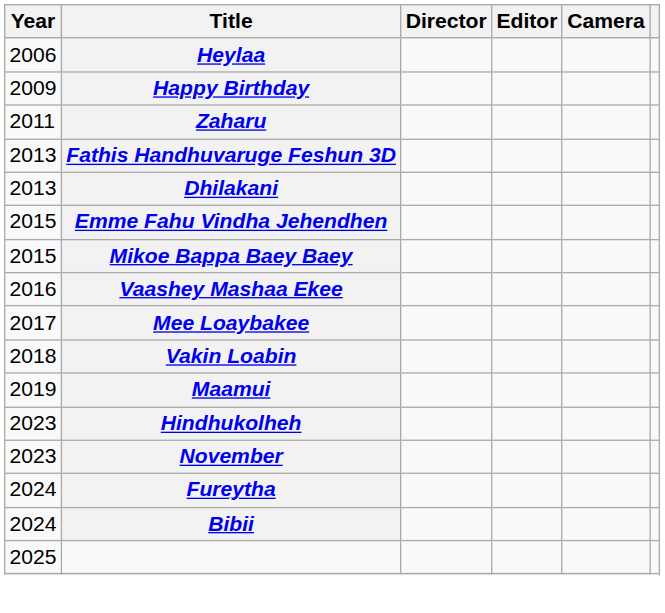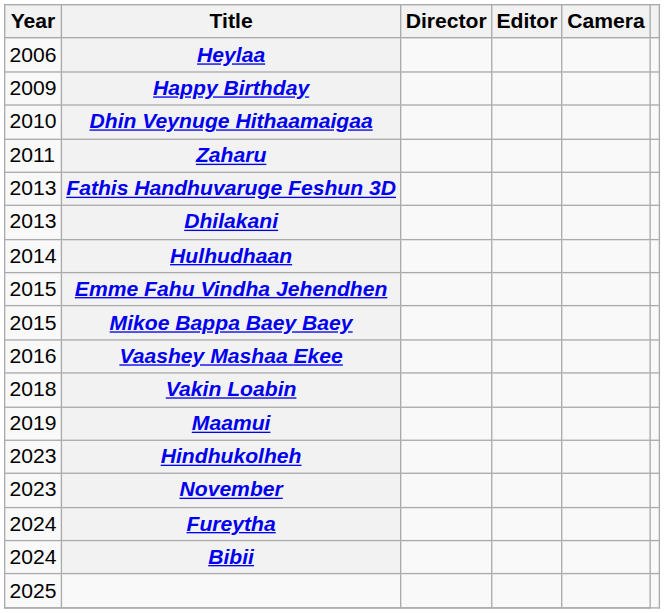+ row: (33, 121)
+ row: (33, 255)
- row: (33, 322)
